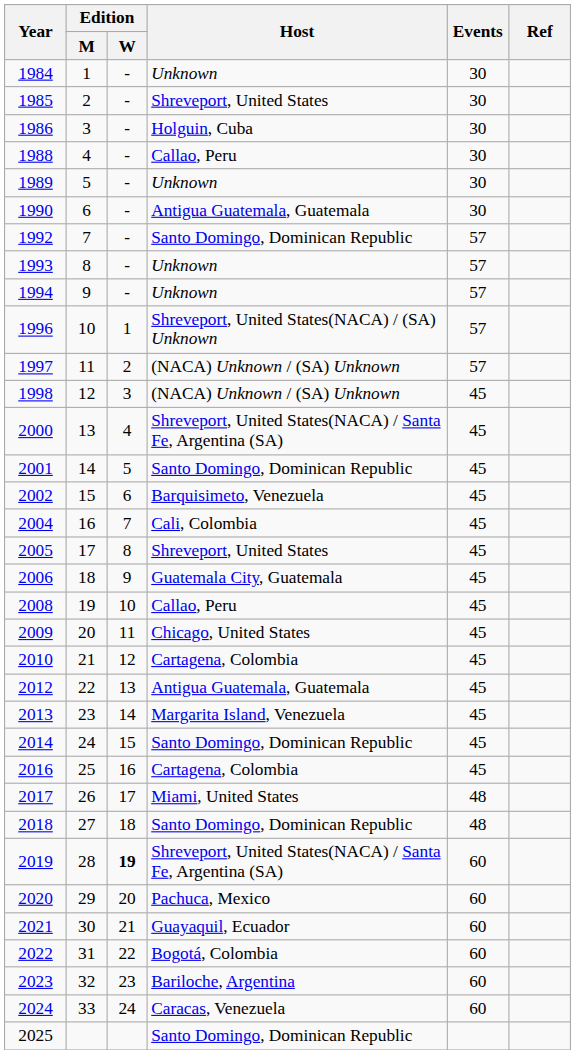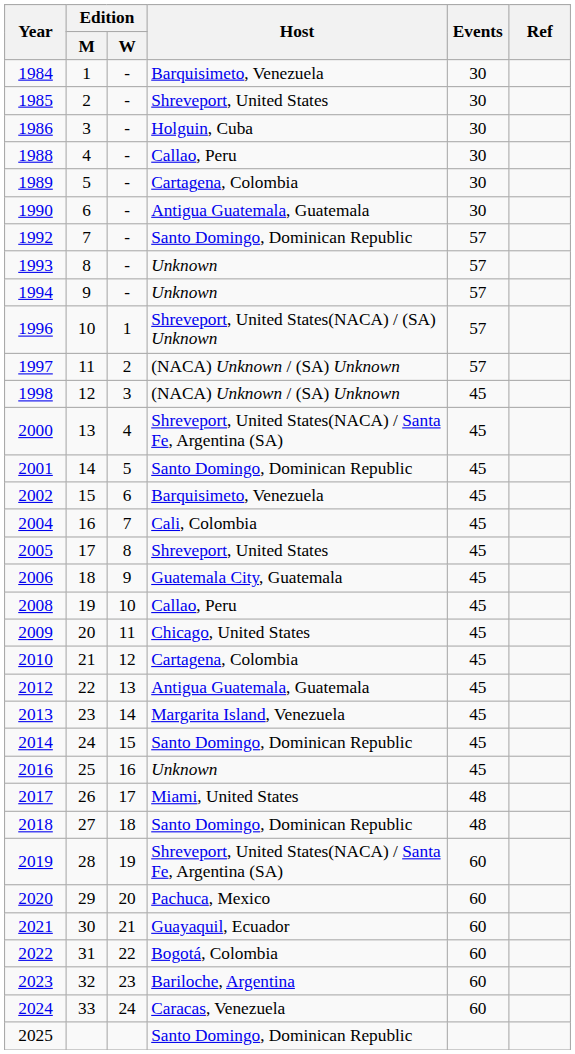(184, 73) Unknown -> (237, 73) Barquisimeto, Venezuela
(184, 182) Unknown -> (225, 182) Cartagena, Colombia
(225, 769) Cartagena, Colombia -> (184, 769) Unknown
(127, 861) bold -> (127, 861) normal
